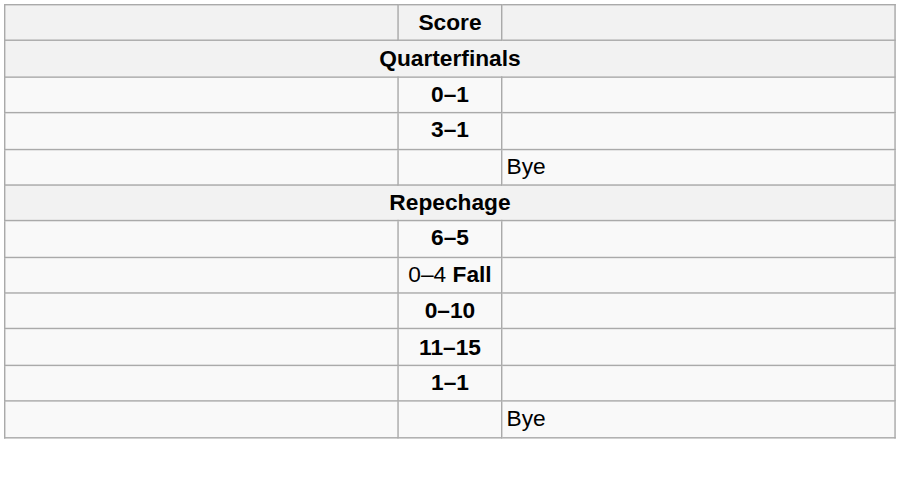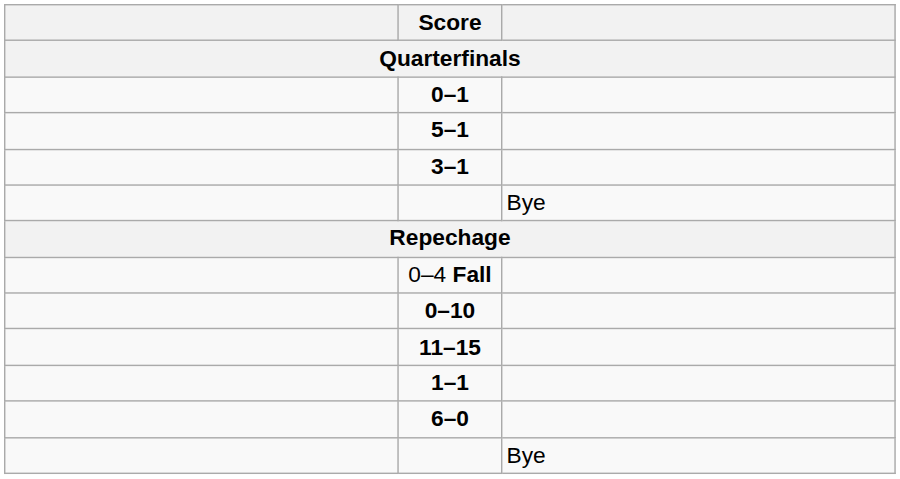+ row: (450, 130)
- row: (450, 238)
+ row: (450, 418)
